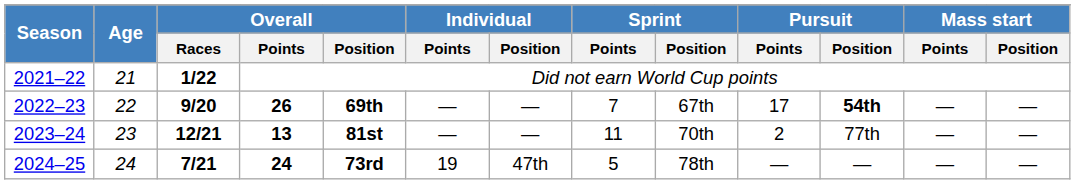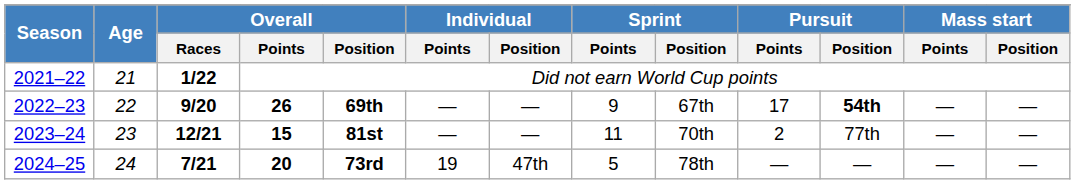(613, 106) 7 -> (613, 106) 9
(281, 135) 13 -> (281, 135) 15
(281, 163) 24 -> (281, 163) 20
